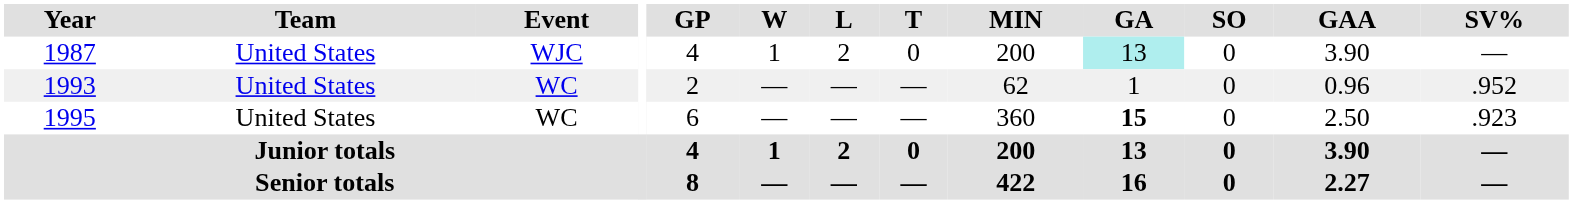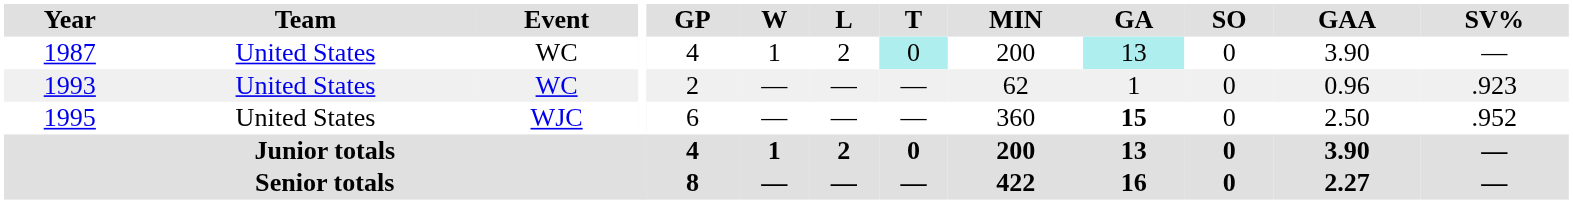(557, 52) WJC -> (557, 52) WC
(913, 52) no background -> (913, 52) paleturquoise background
(1494, 85) .952 -> (1494, 85) .923
(557, 117) WC -> (557, 117) WJC
(1494, 117) .923 -> (1494, 117) .952
